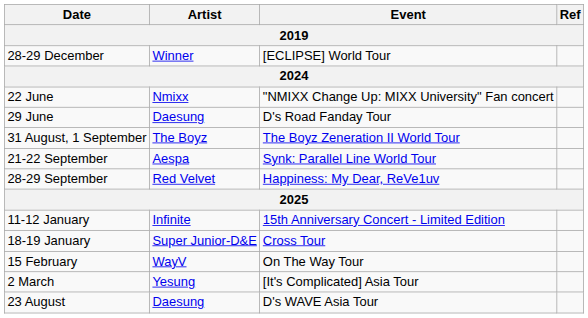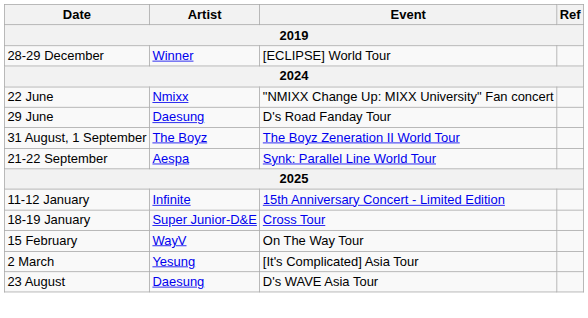- row: (57, 179)
